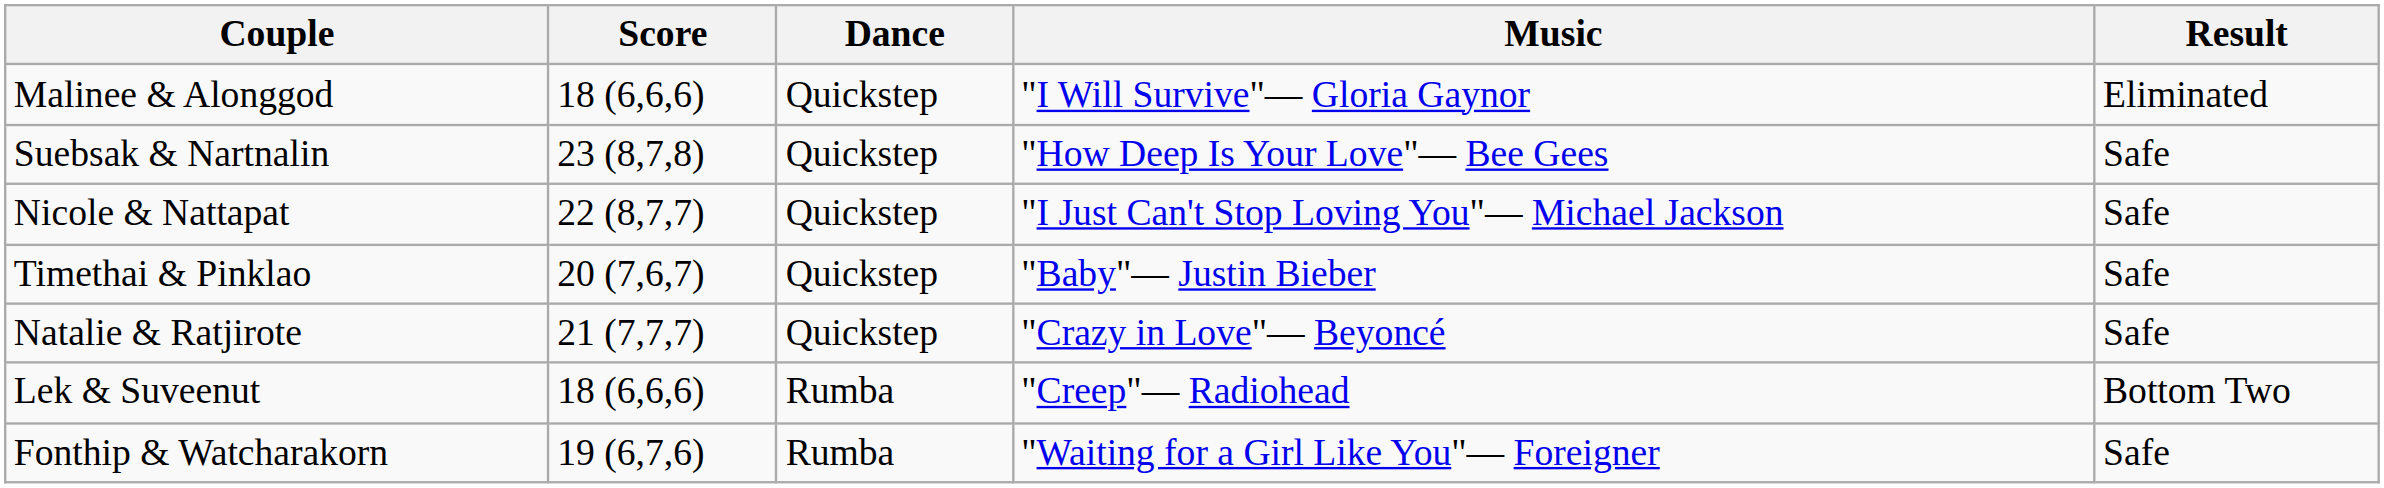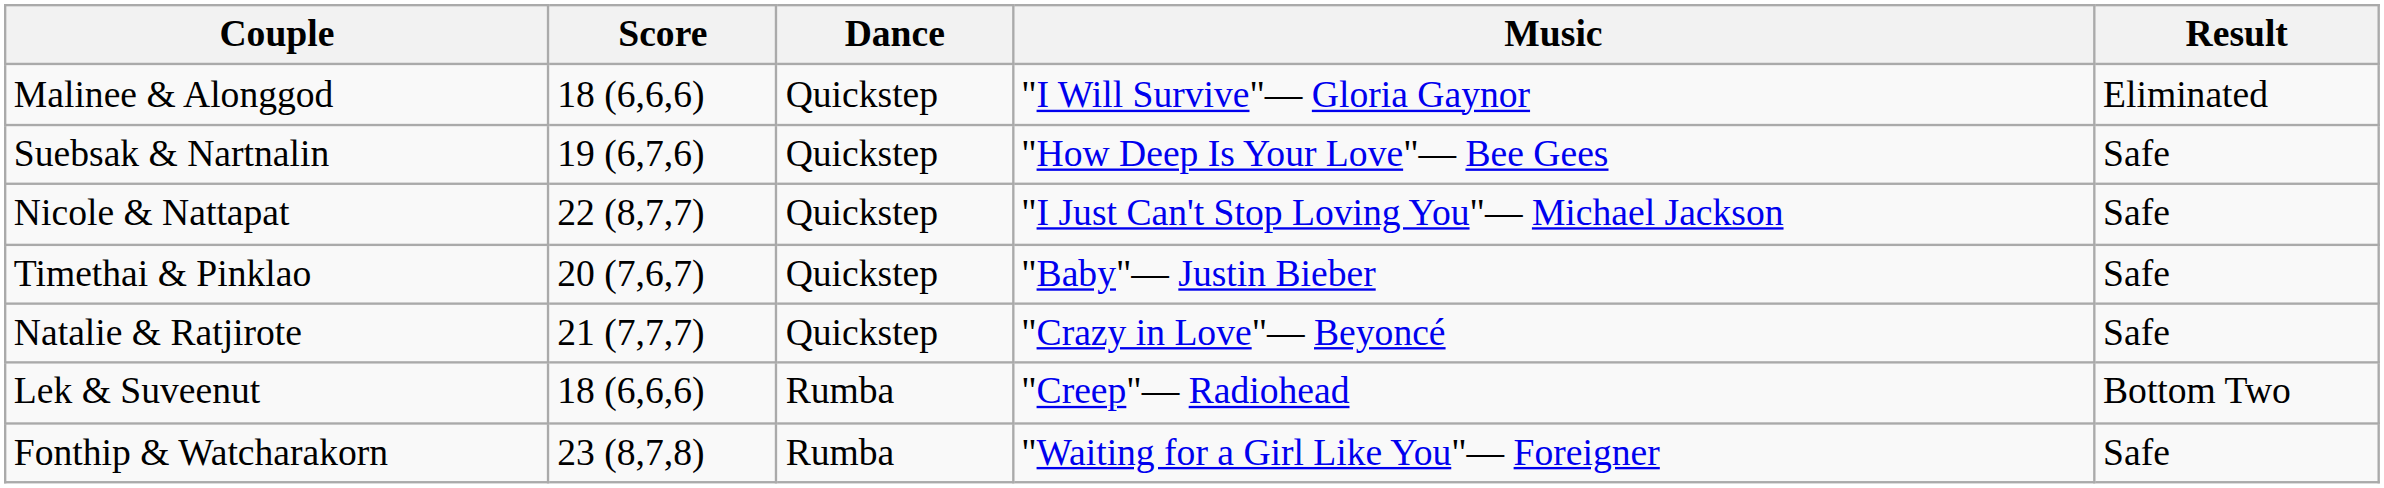(631, 153) 23 (8,7,8) -> (631, 153) 19 (6,7,6)
(631, 451) 19 (6,7,6) -> (631, 451) 23 (8,7,8)
